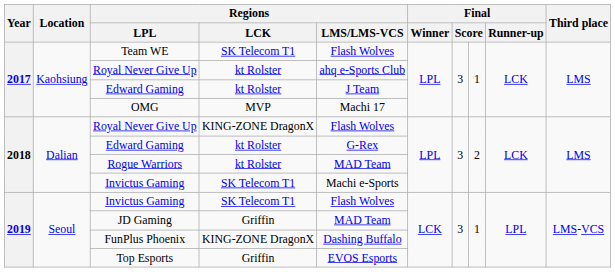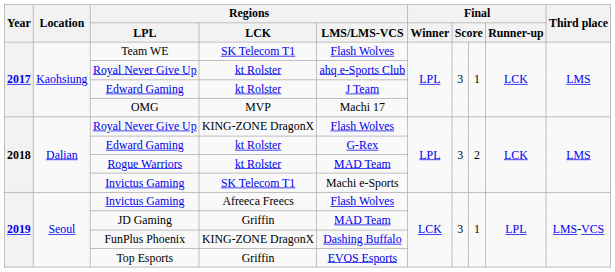(258, 201) SK Telecom T1 -> (258, 201) Afreeca Freecs
